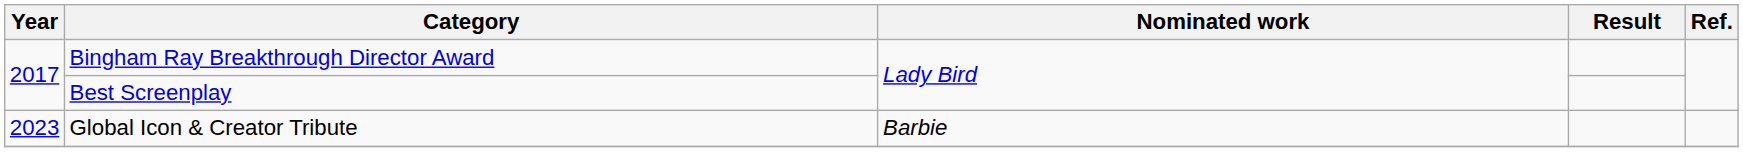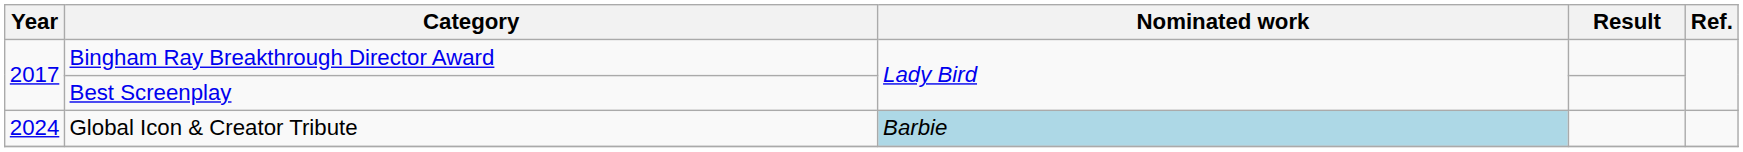(35, 127) 2023 -> (35, 127) 2024
(915, 127) no background -> (915, 127) lightblue background
